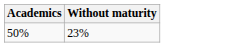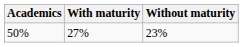+ column: (104, 13)
